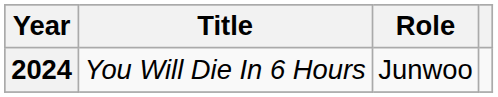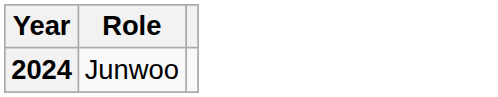- column: (225, 26)
